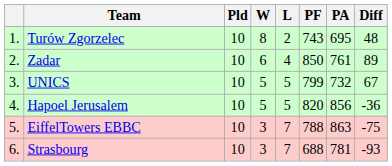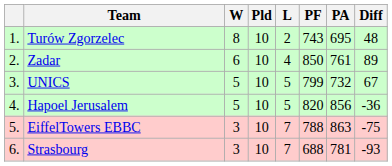columns swapped: (238, 15) <-> (263, 15)
